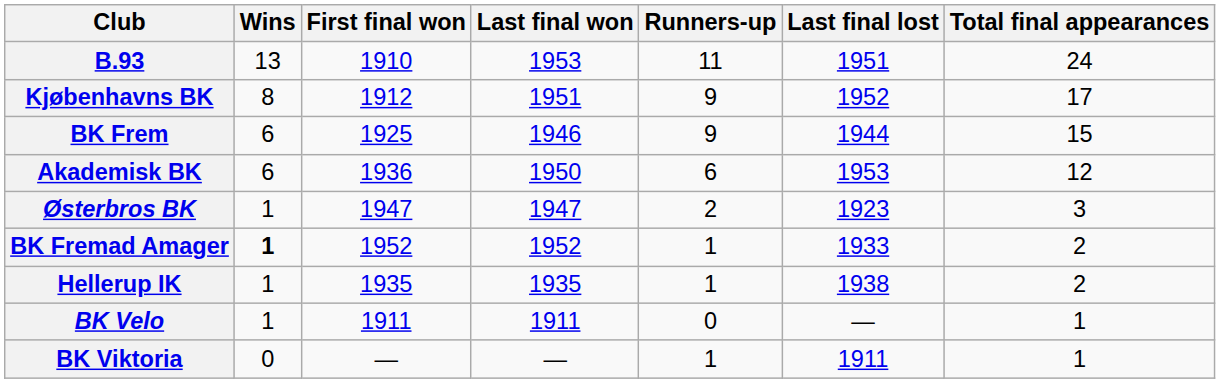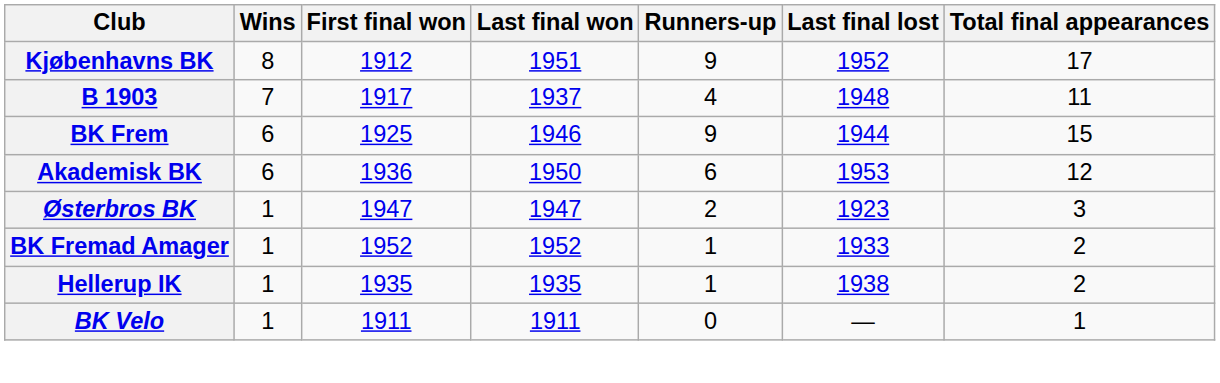- row: (119, 60)
+ row: (120, 97)
(268, 246) bold -> (268, 246) normal
- row: (119, 358)
